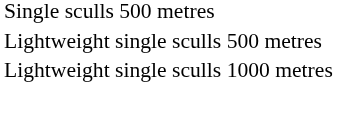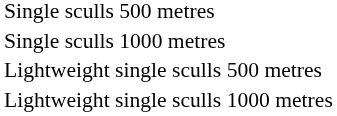+ row: (115, 40)
